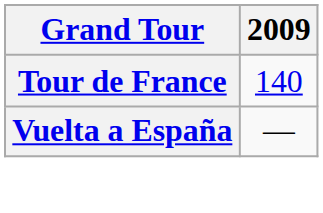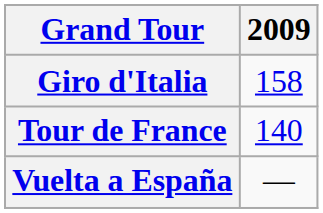+ row: (122, 80)
